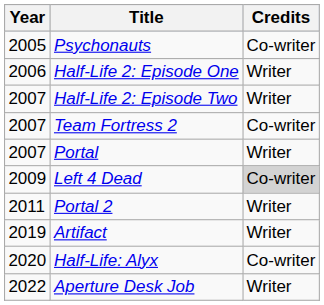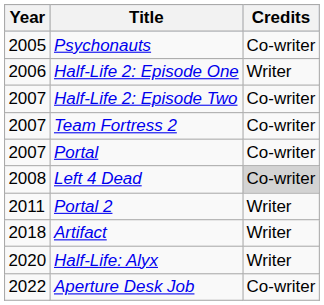(269, 98) Writer -> (281, 98) Co-writer
(269, 152) Writer -> (281, 152) Co-writer
(27, 179) 2009 -> (27, 179) 2008
(27, 233) 2019 -> (27, 233) 2018
(281, 260) Co-writer -> (269, 260) Writer
(269, 286) Writer -> (281, 286) Co-writer
